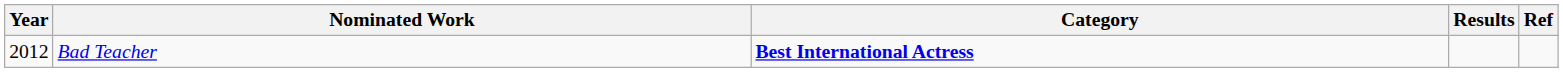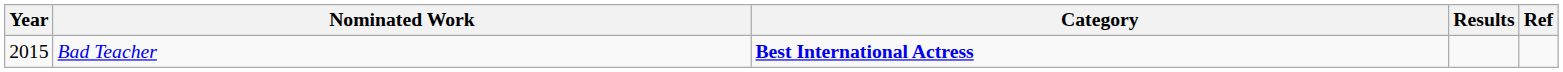(29, 51) 2012 -> (29, 51) 2015
